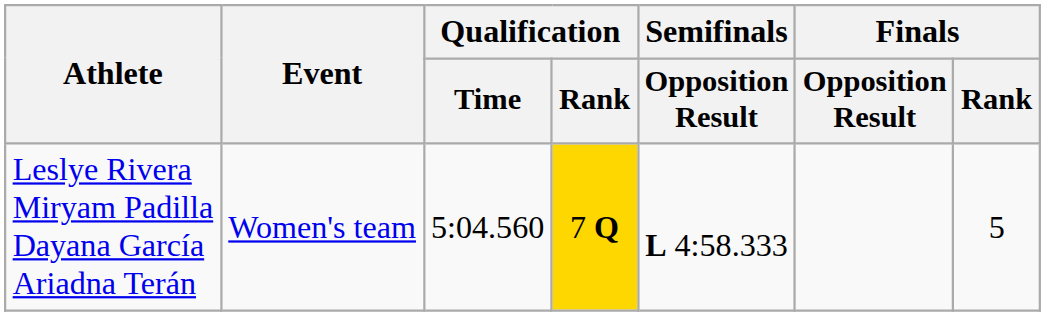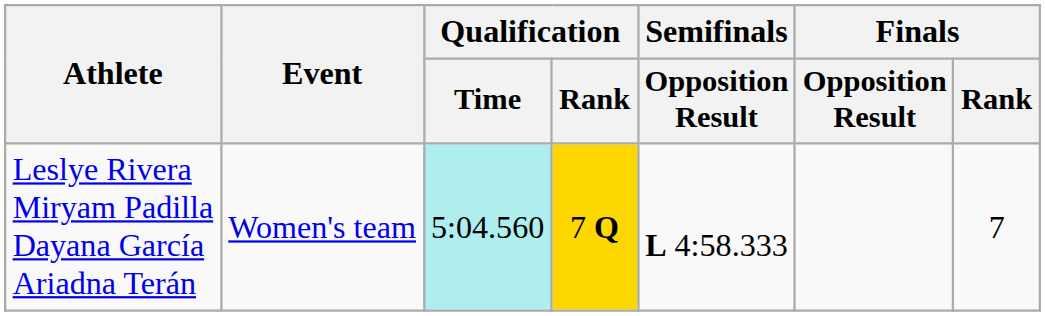(488, 226) no background -> (488, 226) paleturquoise background
(997, 226) 5 -> (997, 226) 7
